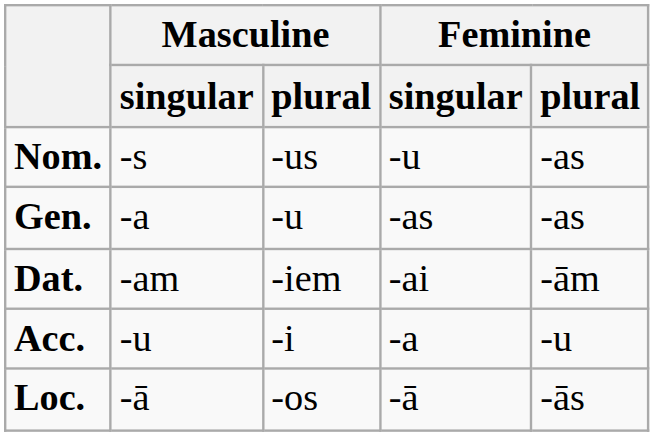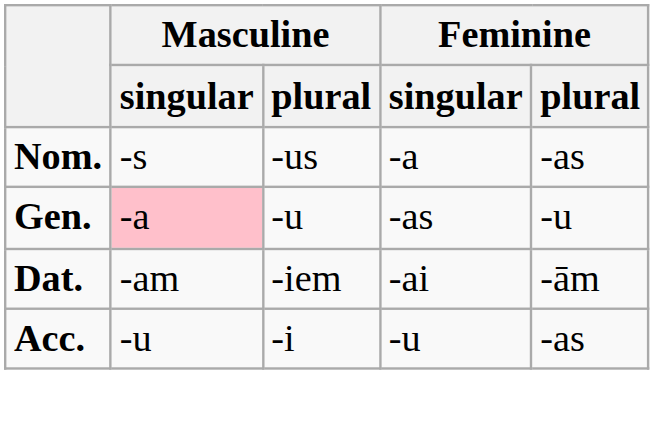(405, 156) -u -> (404, 156) -a
(135, 216) no background -> (135, 216) pink background
(563, 216) -as -> (556, 216) -u
(404, 338) -a -> (405, 338) -u
(556, 338) -u -> (563, 338) -as
- row: (50, 398)
